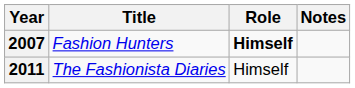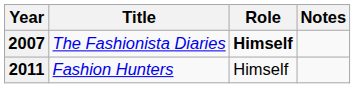(113, 43) Fashion Hunters -> (139, 43) The Fashionista Diaries
(139, 69) The Fashionista Diaries -> (113, 69) Fashion Hunters
